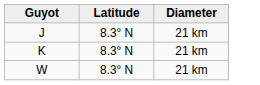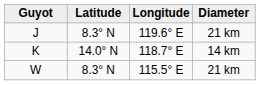+ column: (161, 13)
(117, 51) 8.3° N -> (98, 51) 14.0° N
(191, 51) 21 km -> (224, 51) 14 km
